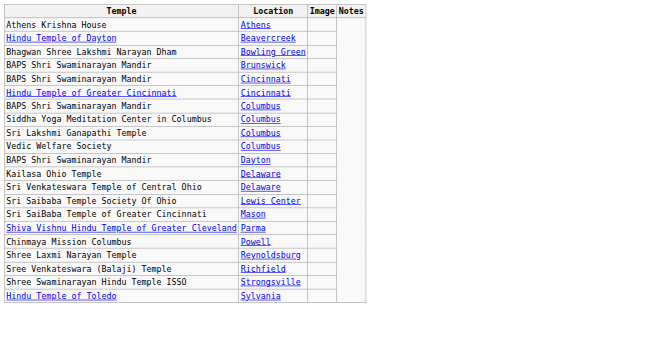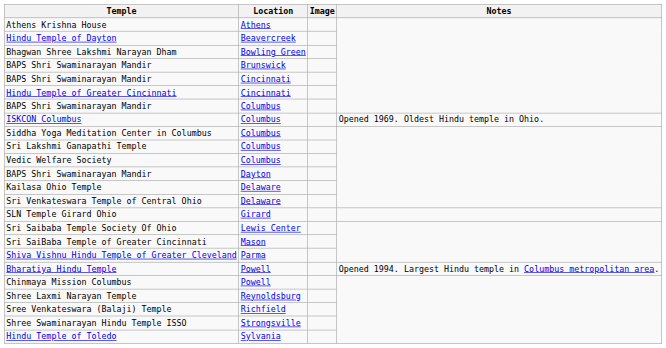+ row: (44, 120)
+ row: (61, 214)
+ row: (61, 269)
